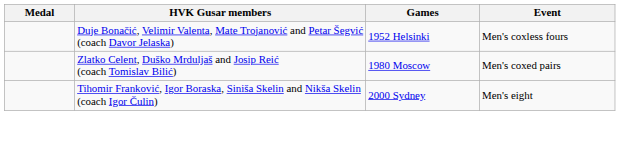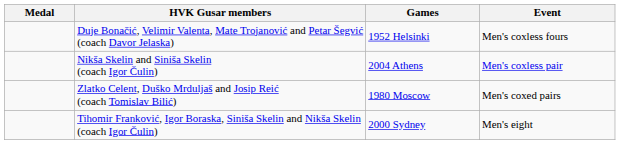+ row: (144, 65)
